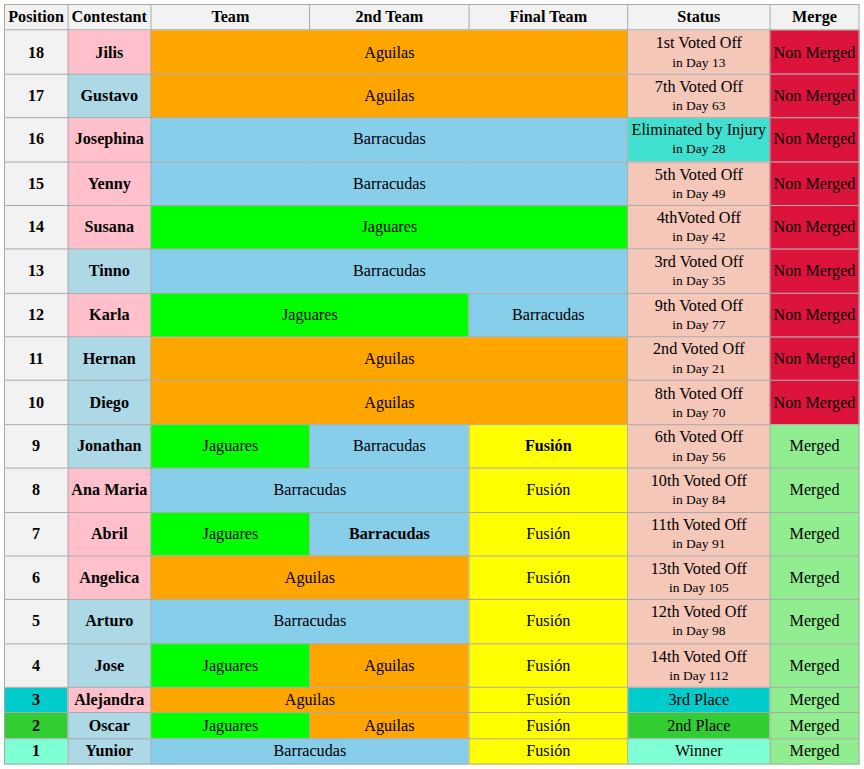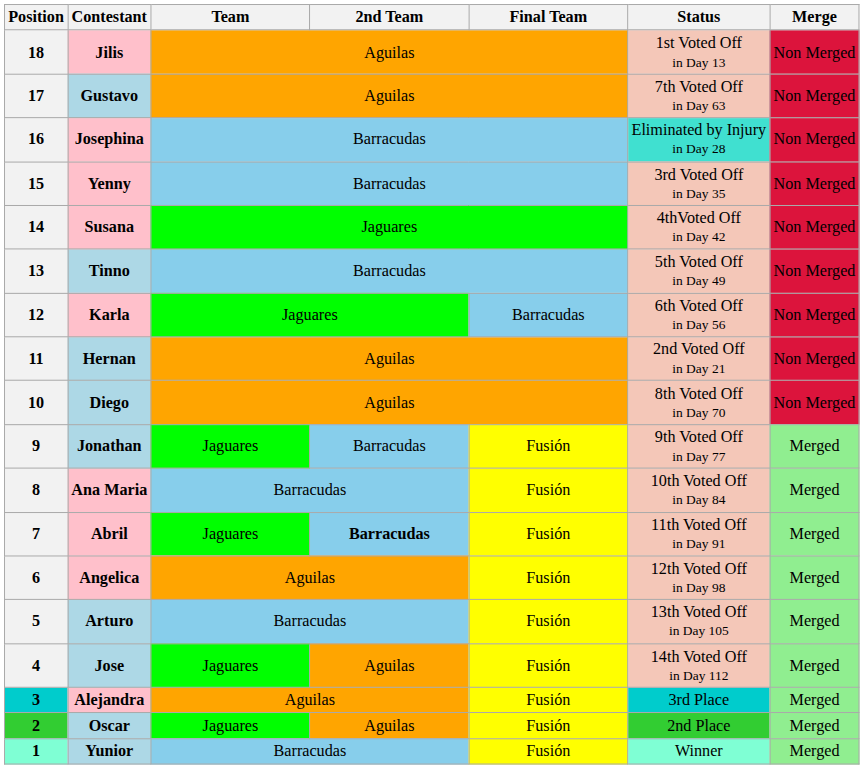(699, 183) 5th Voted Off in Day 49 -> (699, 183) 3rd Voted Off in Day 35
(699, 271) 3rd Voted Off in Day 35 -> (699, 271) 5th Voted Off in Day 49
(699, 314) 9th Voted Off in Day 77 -> (699, 314) 6th Voted Off in Day 56
(548, 446) bold -> (548, 446) normal
(699, 446) 6th Voted Off in Day 56 -> (699, 446) 9th Voted Off in Day 77
(699, 577) 13th Voted Off in Day 105 -> (699, 577) 12th Voted Off in Day 98
(699, 621) 12th Voted Off in Day 98 -> (699, 621) 13th Voted Off in Day 105
